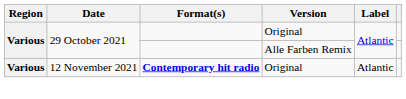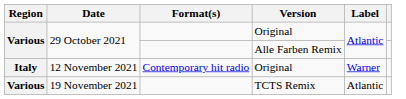(26, 67) Various -> (26, 67) Italy
(201, 67) bold -> (196, 67) normal
(375, 67) Atlantic -> (363, 67) Warner
+ row: (94, 85)
